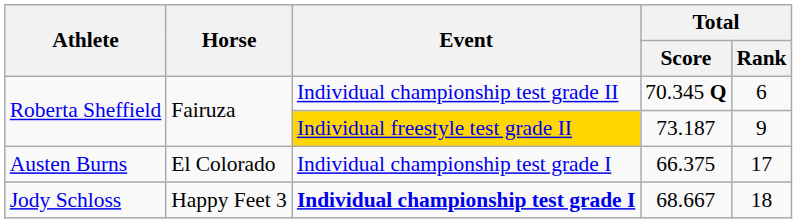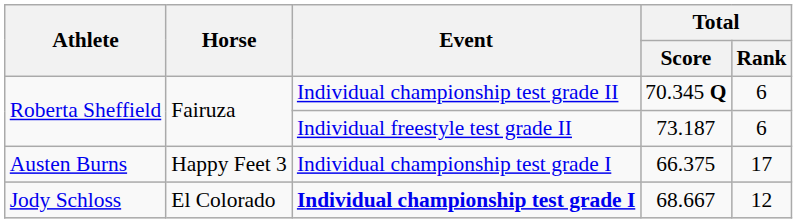(434, 128) gold background -> (434, 128) no background
(761, 128) 9 -> (761, 128) 6
(223, 164) El Colorado -> (229, 164) Happy Feet 3
(229, 199) Happy Feet 3 -> (223, 199) El Colorado
(761, 199) 18 -> (761, 199) 12
